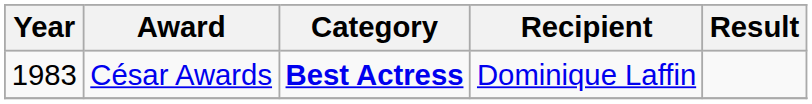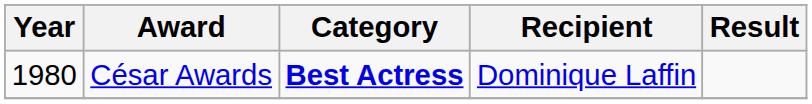(44, 74) 1983 -> (44, 74) 1980
